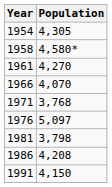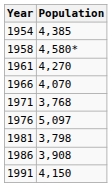(55, 31) 4,305 -> (55, 31) 4,385
(55, 156) 4,208 -> (55, 156) 3,908
